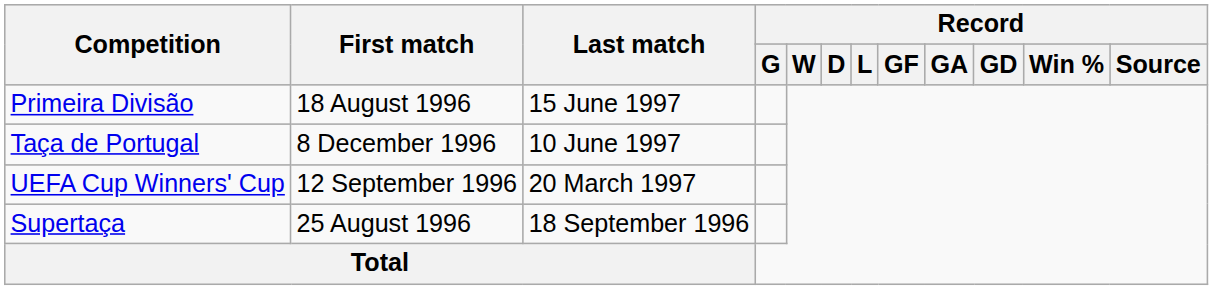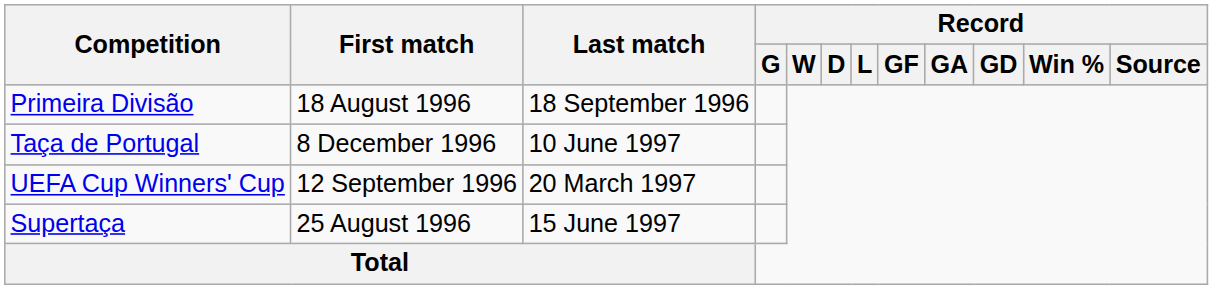(605, 104) 15 June 1997 -> (639, 104) 18 September 1996
(639, 223) 18 September 1996 -> (605, 223) 15 June 1997
